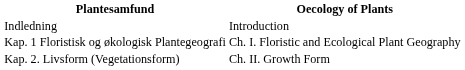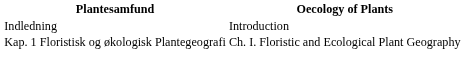- row: (92, 59)
